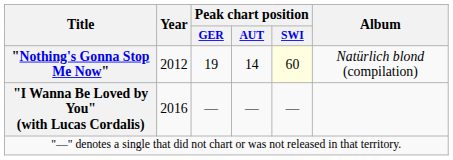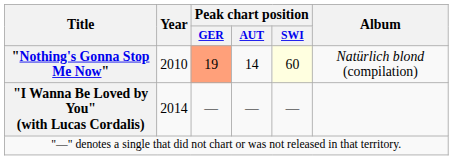(174, 64) 2012 -> (174, 64) 2010
(211, 64) no background -> (211, 64) lightsalmon background
(174, 109) 2016 -> (174, 109) 2014
